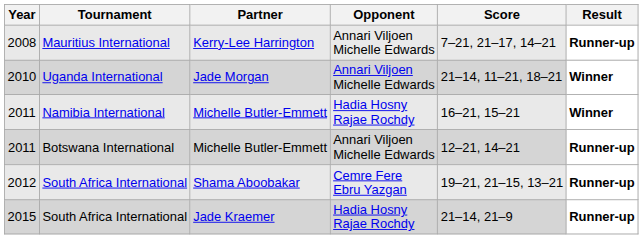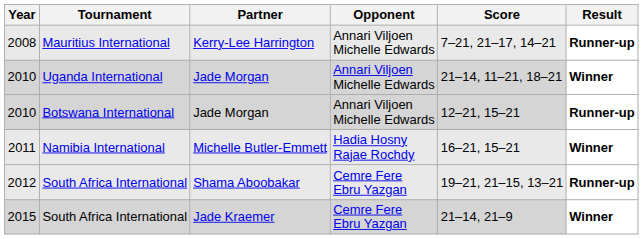+ row: (22, 113)
- row: (22, 147)
(374, 217) Hadia Hosny Rajae Rochdy -> (370, 217) Cemre Fere Ebru Yazgan
(602, 217) Runner-up -> (591, 217) Winner
